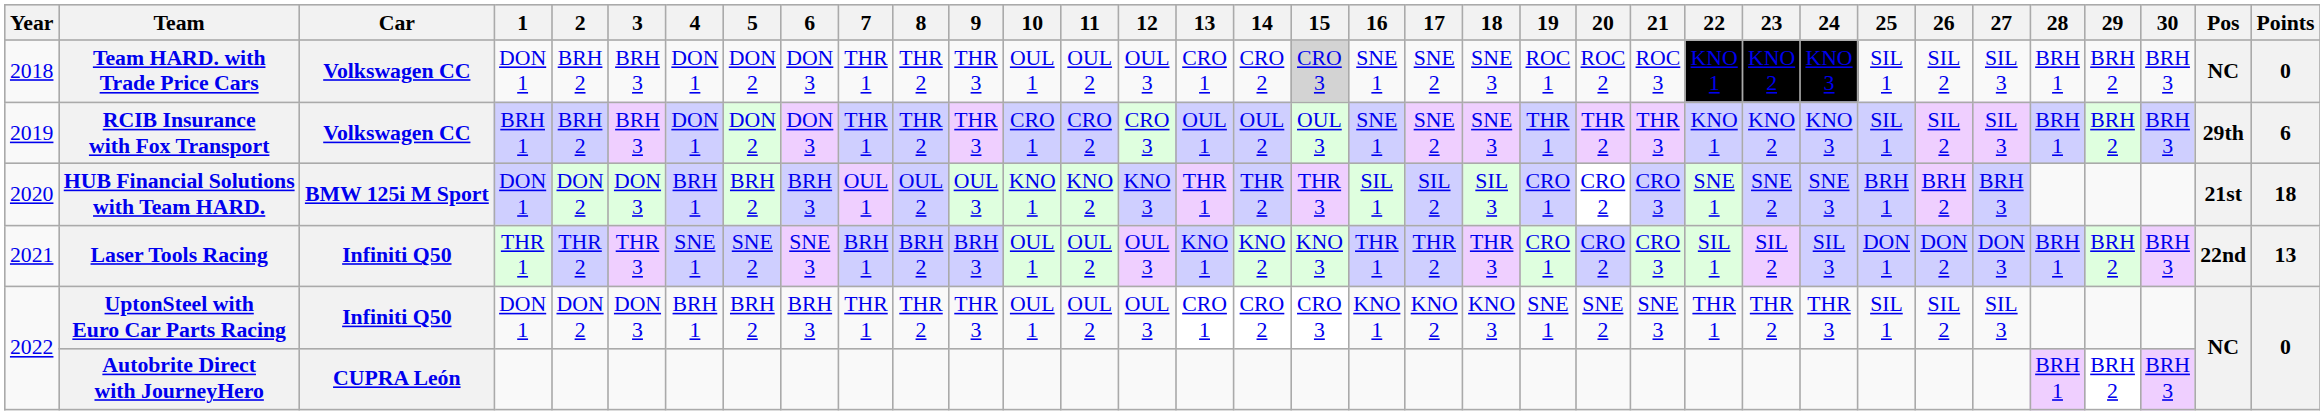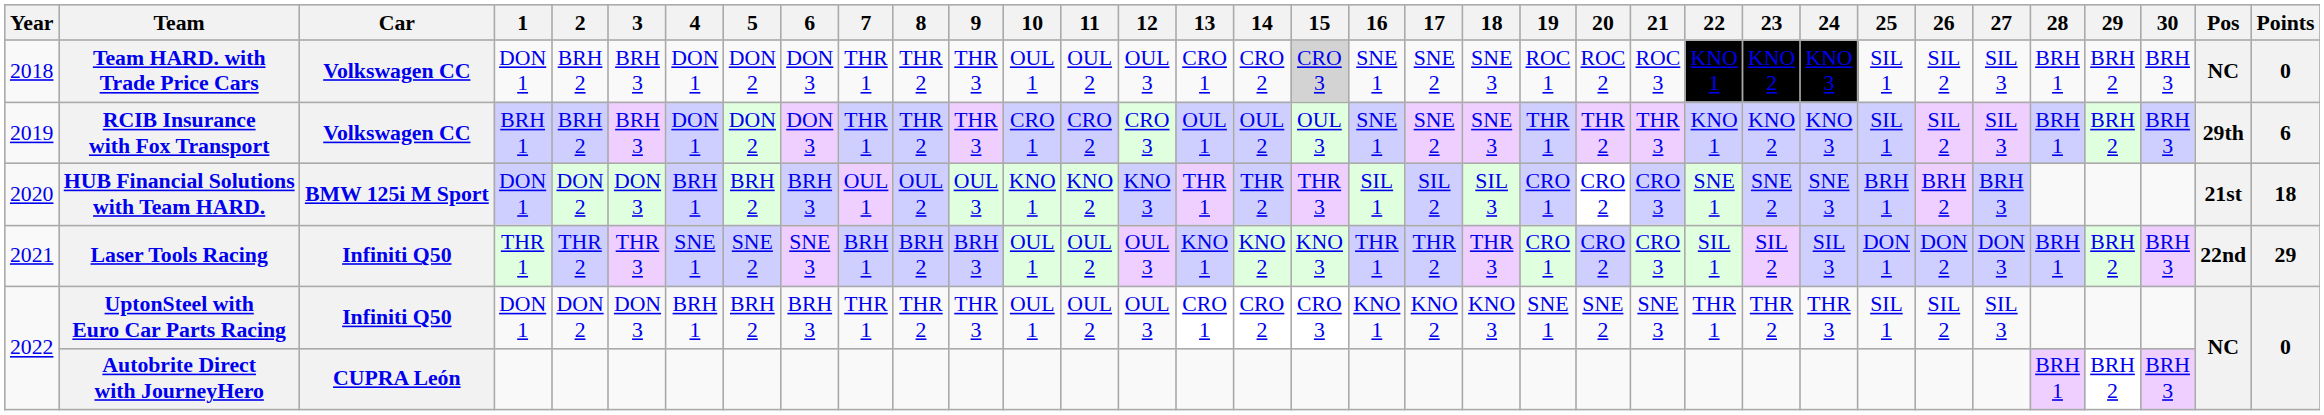(2285, 255) 13 -> (2285, 255) 29
